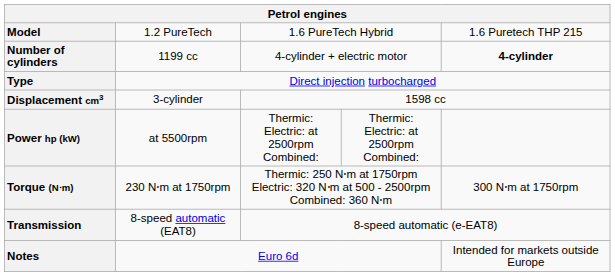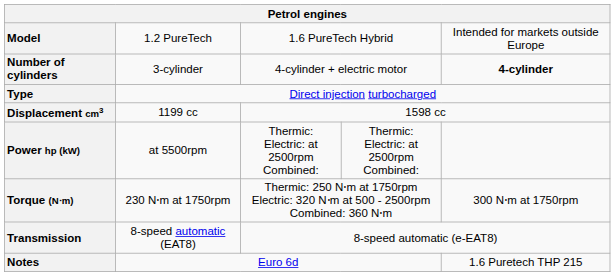(526, 32) 1.6 Puretech THP 215 -> (526, 38) Intended for markets outside Europe
(178, 57) 1199 cc -> (178, 69) 3-cylinder
(178, 100) 3-cylinder -> (178, 113) 1199 cc
(526, 256) Intended for markets outside Europe -> (526, 263) 1.6 Puretech THP 215
